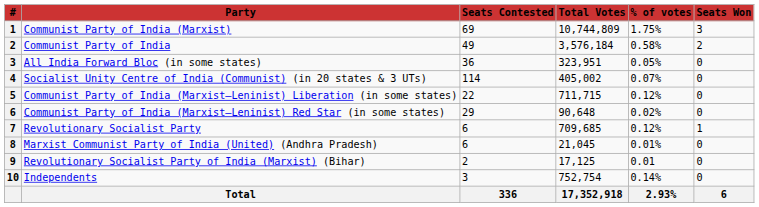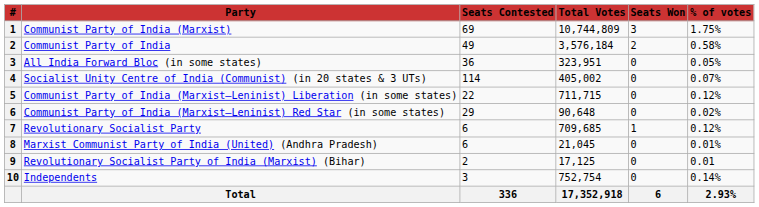columns swapped: (724, 13) <-> (661, 13)
